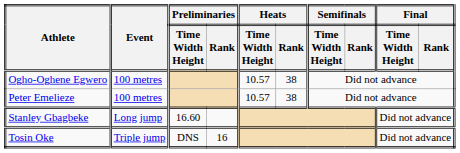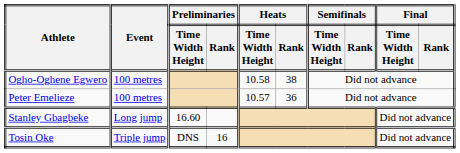(257, 80) 10.57 -> (257, 80) 10.58
(291, 98) 38 -> (291, 98) 36
